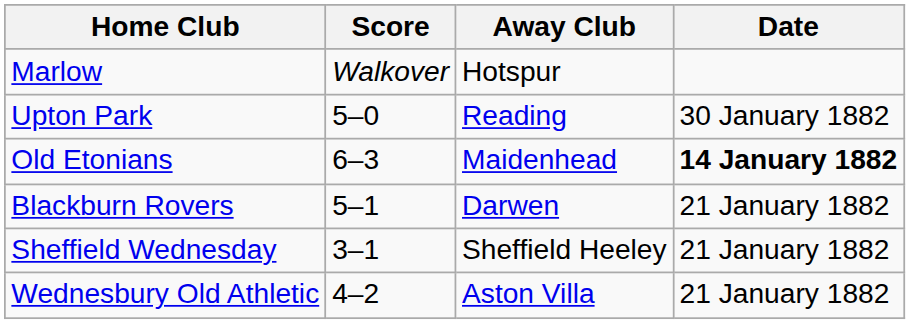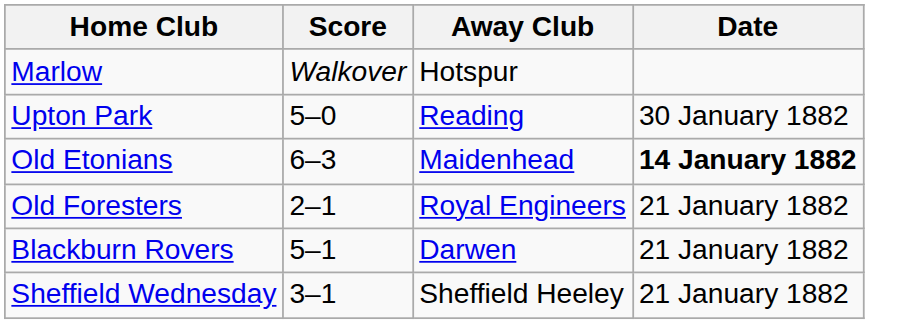+ row: (97, 205)
- row: (165, 294)
